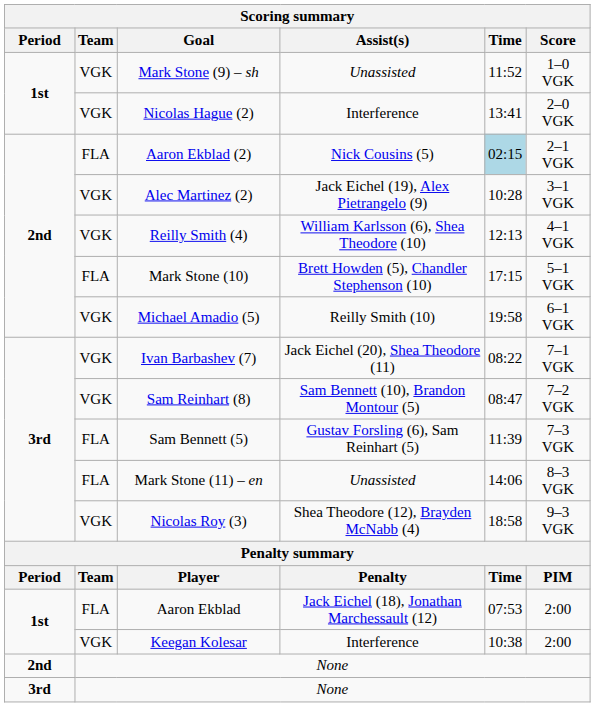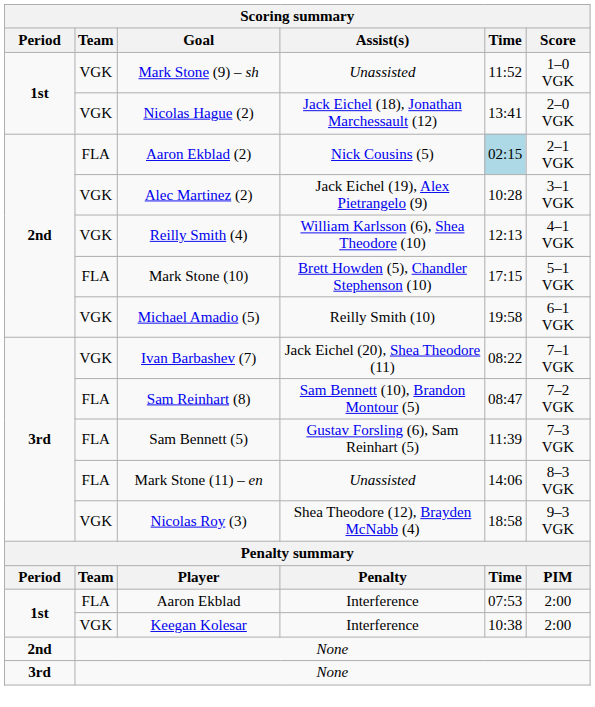(382, 113) Interference -> (382, 113) Jack Eichel (18), Jonathan Marchessault (12)
(96, 398) VGK -> (96, 398) FLA
(382, 609) Jack Eichel (18), Jonathan Marchessault (12) -> (382, 601) Interference
